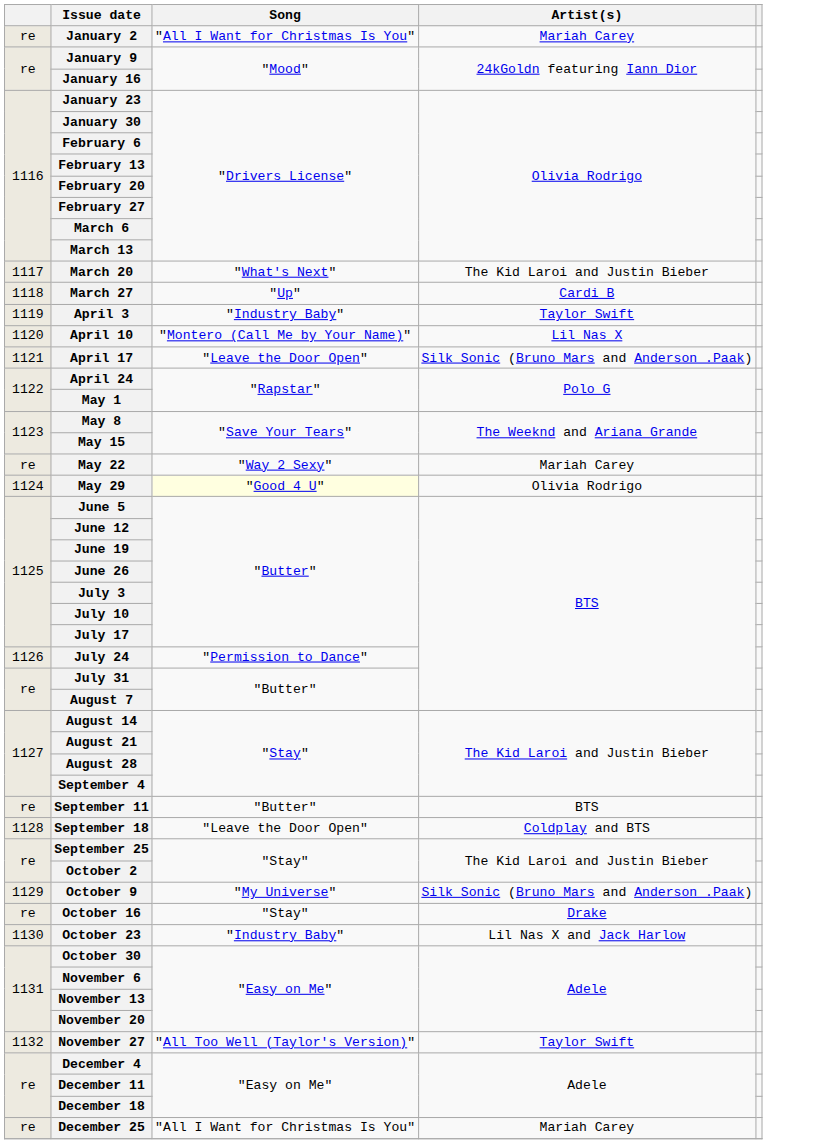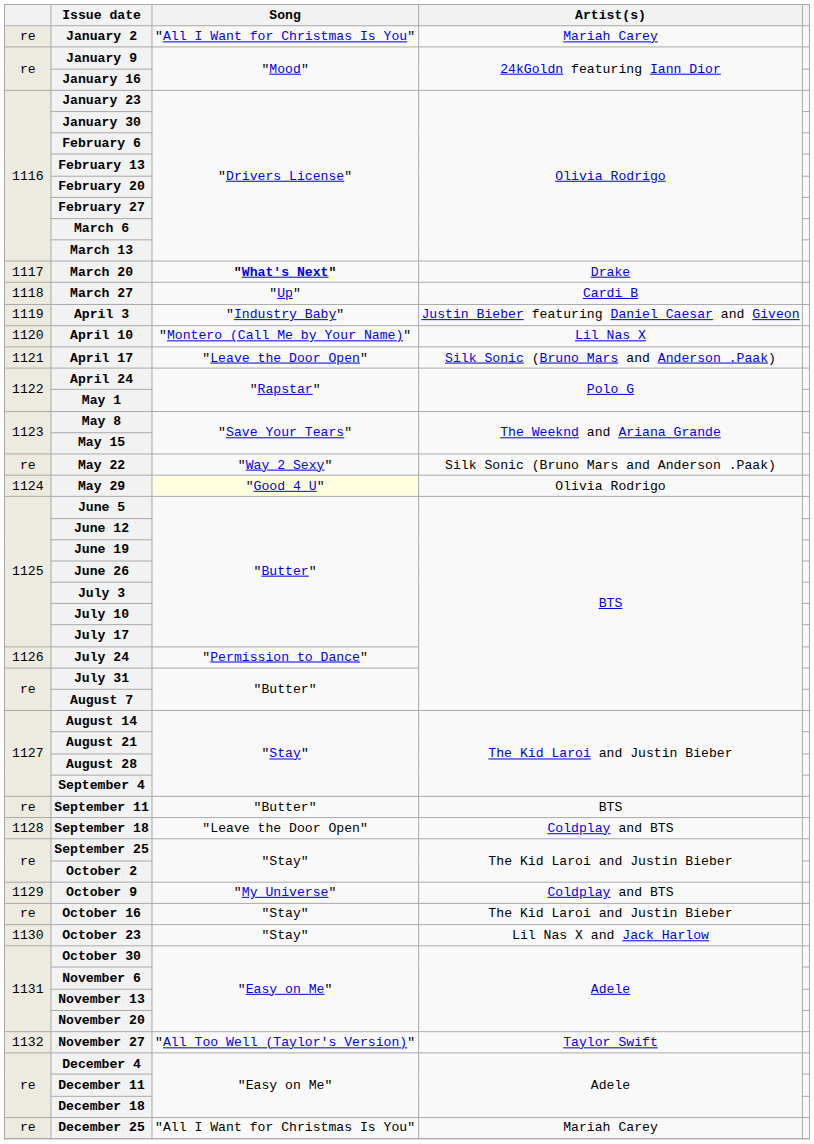(285, 272) normal -> (285, 272) bold
(587, 272) The Kid Laroi and Justin Bieber -> (610, 272) Drake
(587, 315) Taylor Swift -> (611, 315) Justin Bieber featuring Daniel Caesar and Giveon
(587, 465) Mariah Carey -> (611, 465) Silk Sonic (Bruno Mars and Anderson .Paak)
(587, 893) Silk Sonic (Bruno Mars and Anderson .Paak) -> (611, 893) Coldplay and BTS
(587, 914) Drake -> (611, 914) The Kid Laroi and Justin Bieber
(285, 935) "Industry Baby" -> (285, 935) "Stay"
